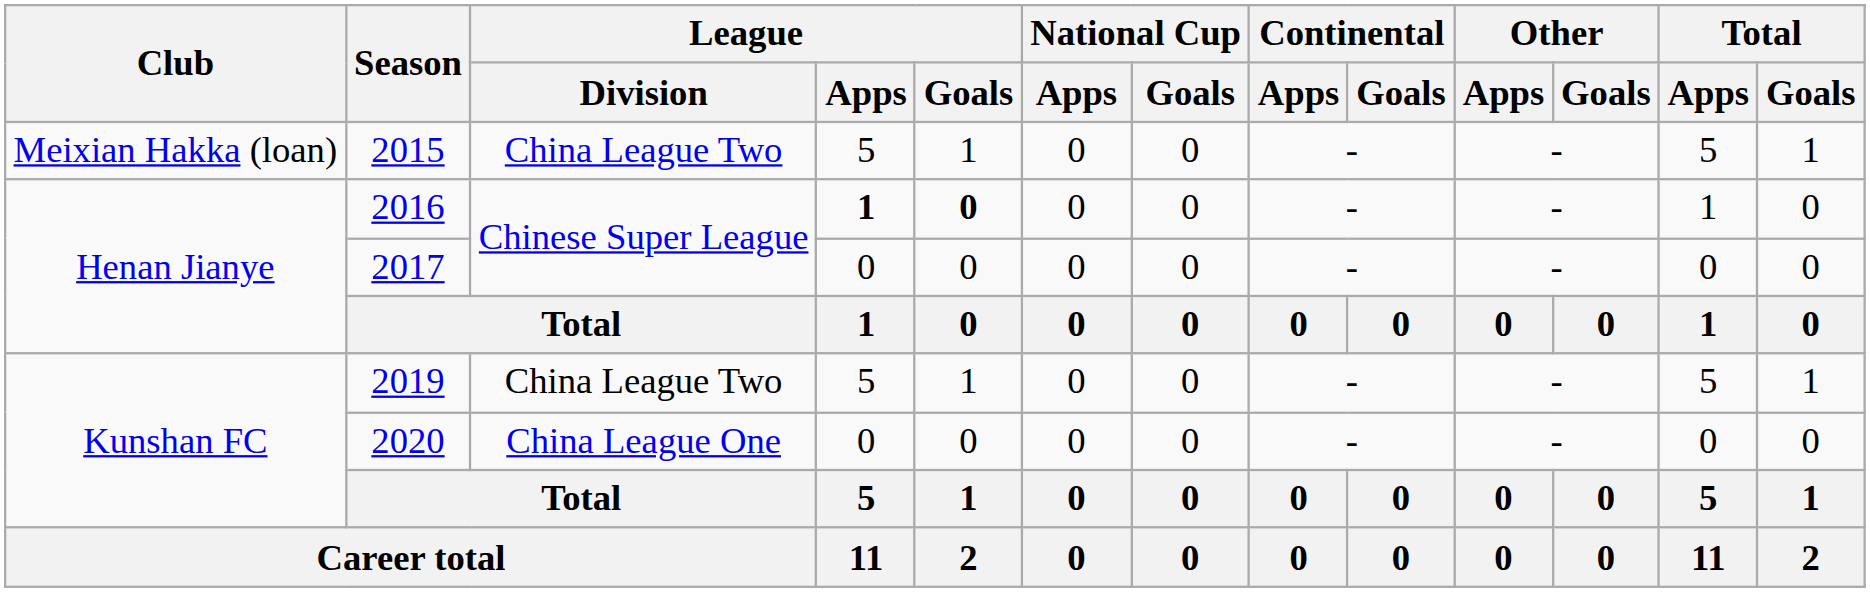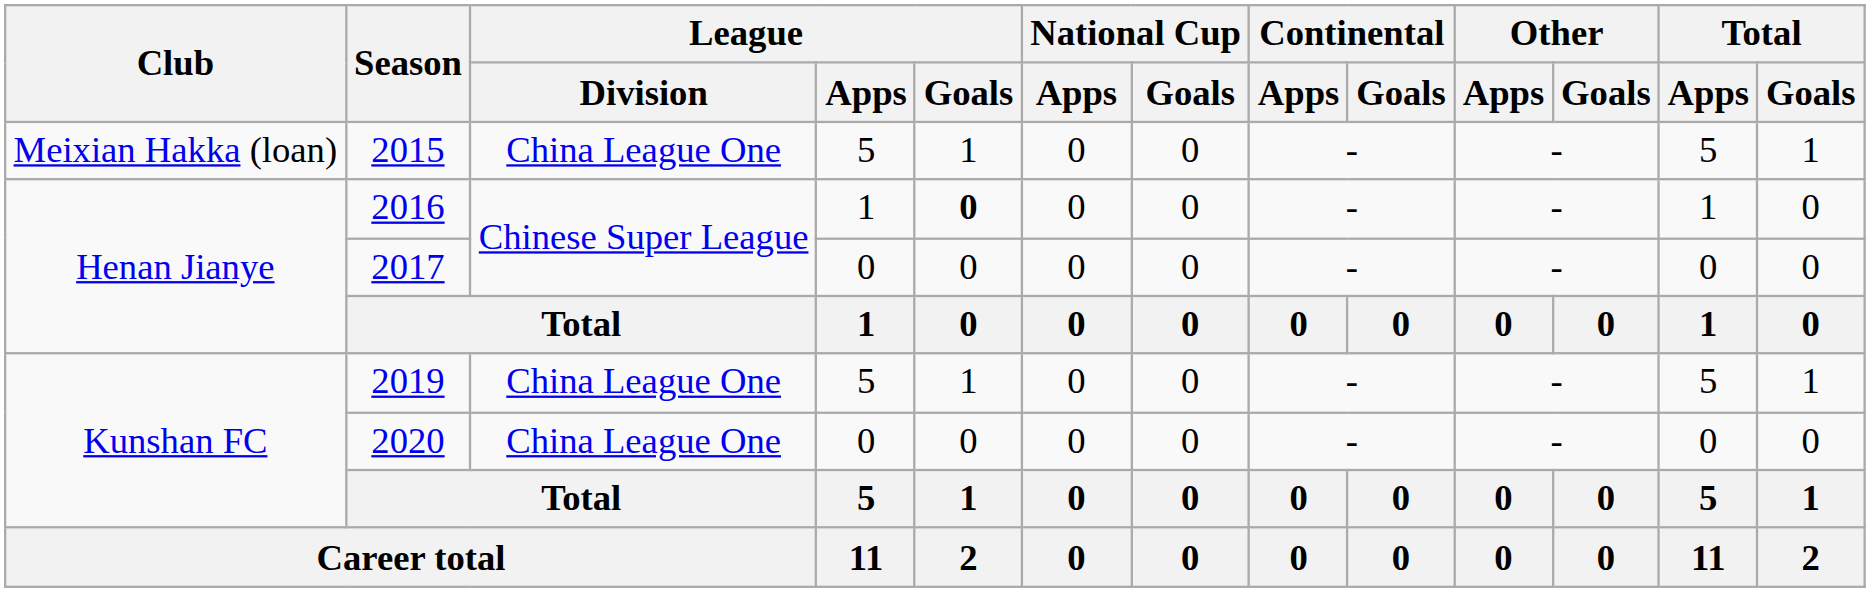(644, 149) China League Two -> (644, 149) China League One
(866, 207) bold -> (866, 207) normal
(644, 382) China League Two -> (644, 382) China League One
